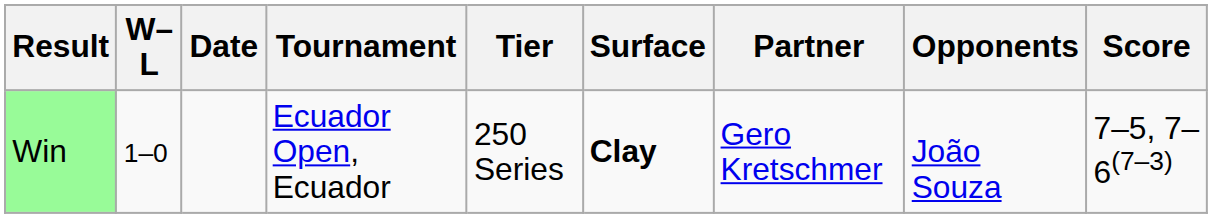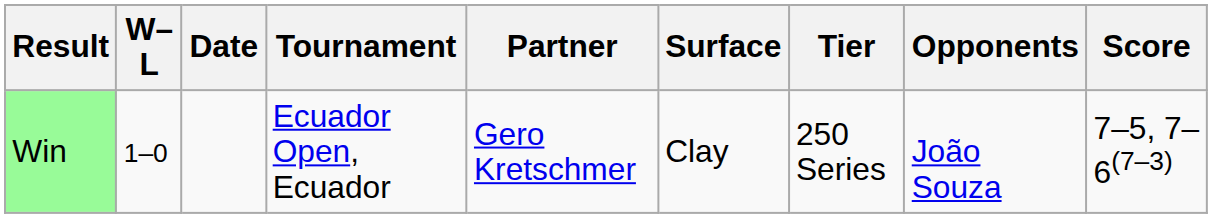columns swapped: (525, 47) <-> (809, 47)
(623, 151) bold -> (697, 151) normal
